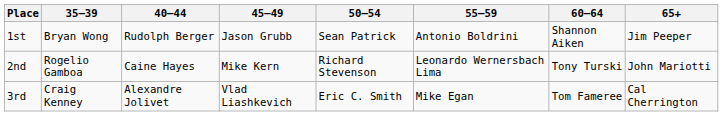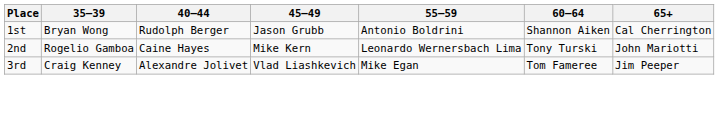- column: (365, 13)
(660, 37) Jim Peeper -> (663, 30) Cal Cherrington
(663, 96) Cal Cherrington -> (647, 65) Jim Peeper
